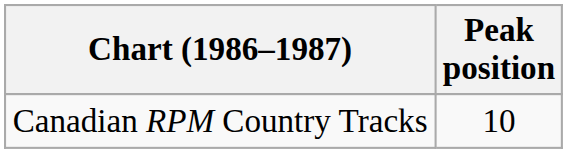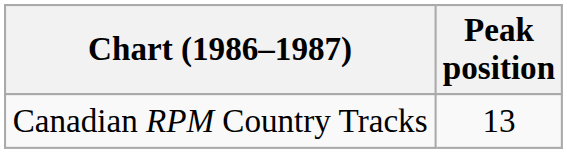(499, 120) 10 -> (499, 120) 13
